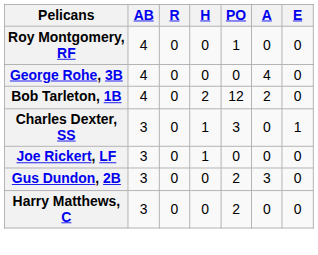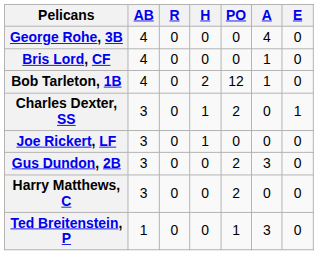- row: (66, 45)
+ row: (66, 59)
(267, 97) 2 -> (267, 81) 1
(236, 127) 3 -> (236, 111) 2
+ row: (66, 231)
